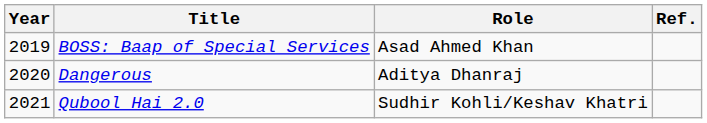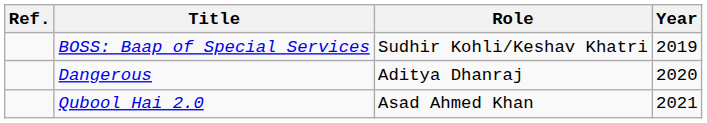columns swapped: (30, 19) <-> (677, 19)
(456, 47) Asad Ahmed Khan -> (513, 47) Sudhir Kohli/Keshav Khatri
(513, 103) Sudhir Kohli/Keshav Khatri -> (456, 103) Asad Ahmed Khan
